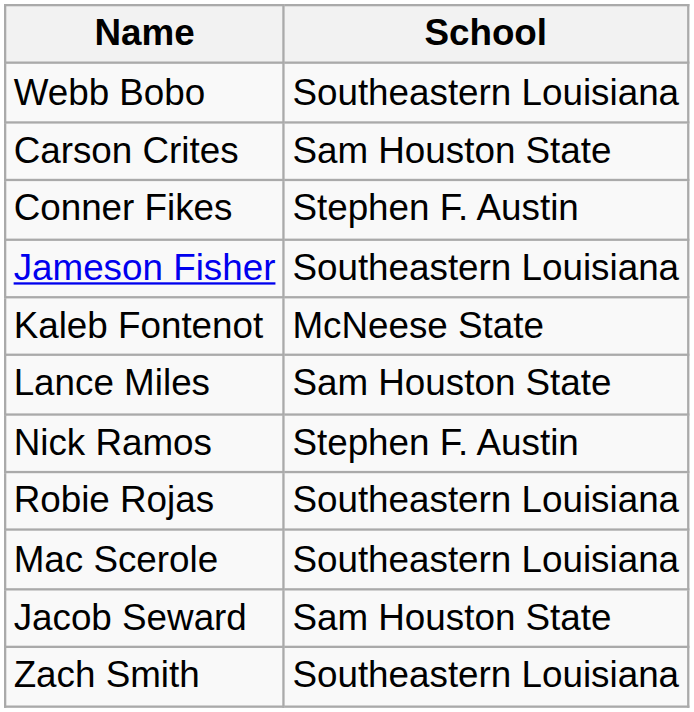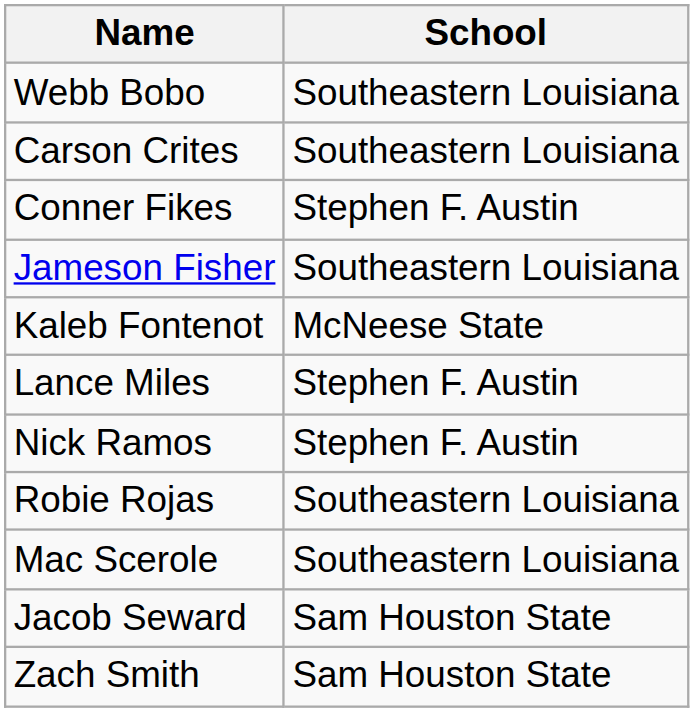(452, 150) Sam Houston State -> (486, 150) Southeastern Louisiana
(452, 383) Sam Houston State -> (436, 383) Stephen F. Austin
(486, 675) Southeastern Louisiana -> (452, 675) Sam Houston State
